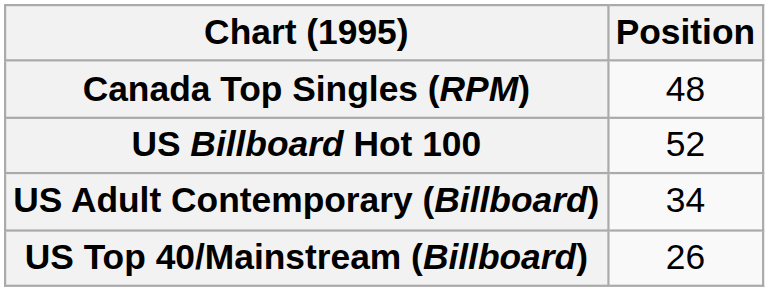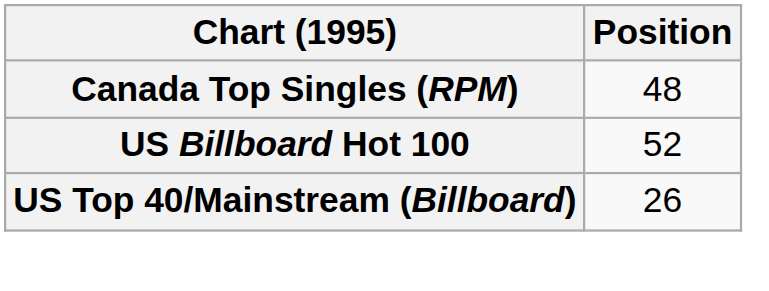- row: (306, 200)
